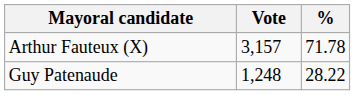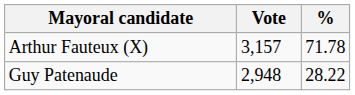(261, 75) 1,248 -> (261, 75) 2,948
